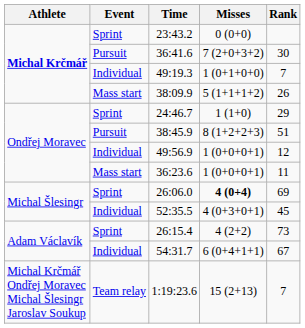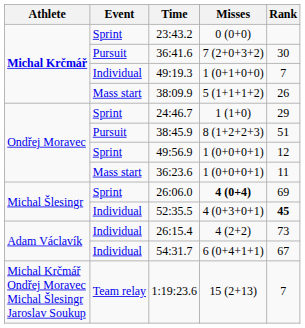(117, 152) Individual -> (107, 152) Sprint
(283, 211) normal -> (283, 211) bold
(107, 231) Sprint -> (117, 231) Individual
